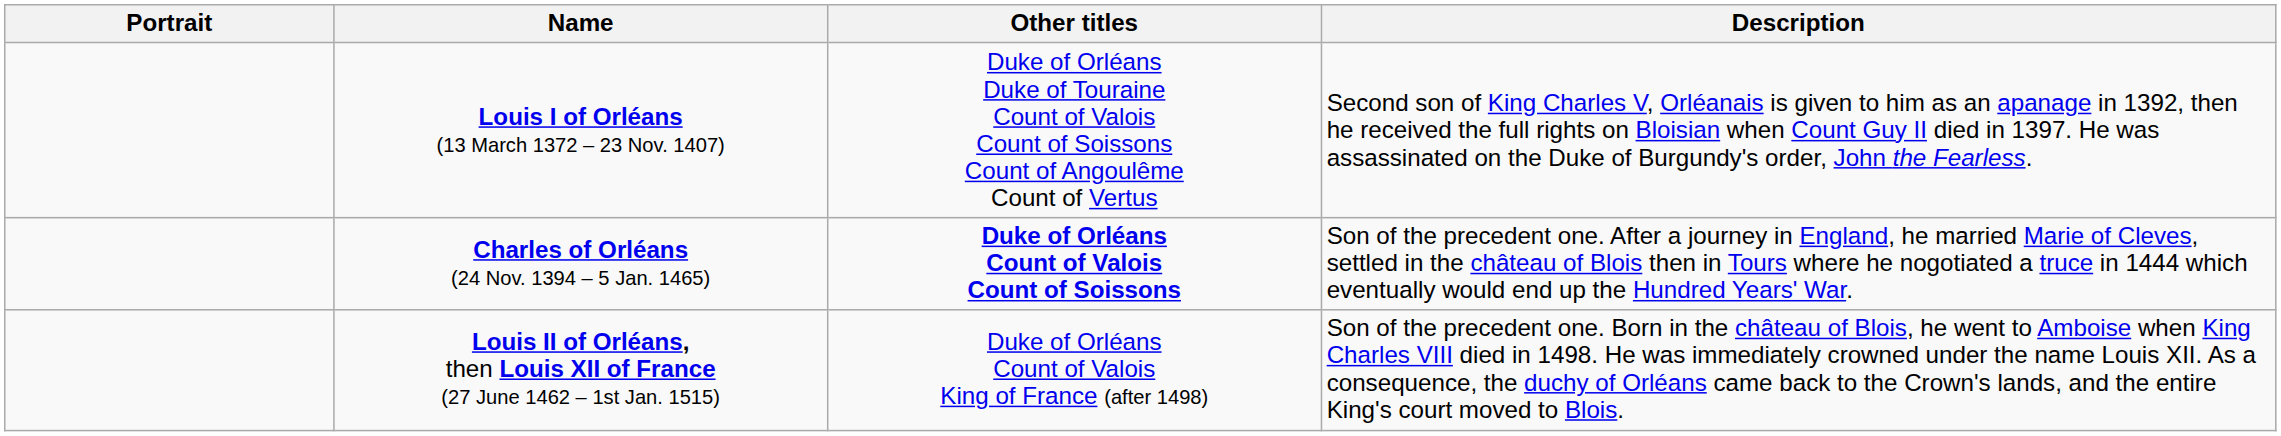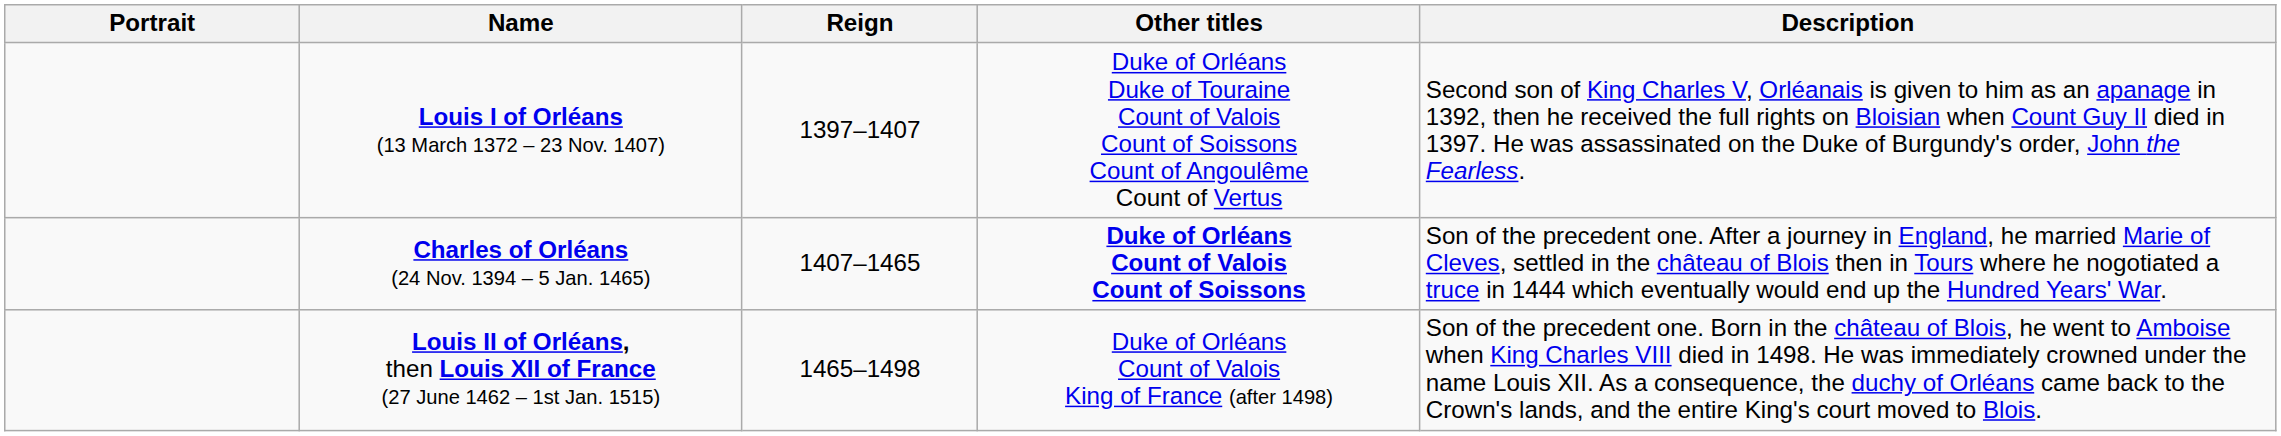+ column: (860, 23)
